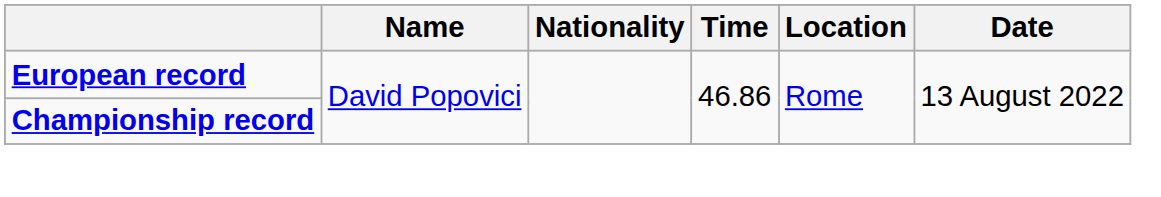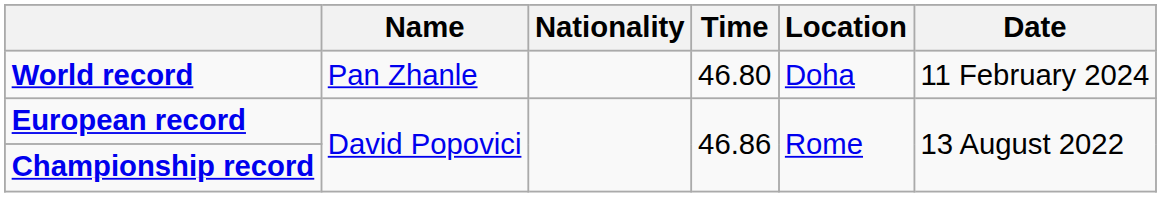+ row: (103, 74)
